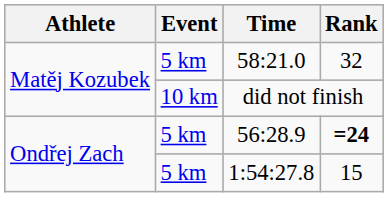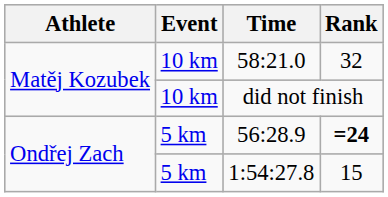(184, 60) 5 km -> (189, 60) 10 km
